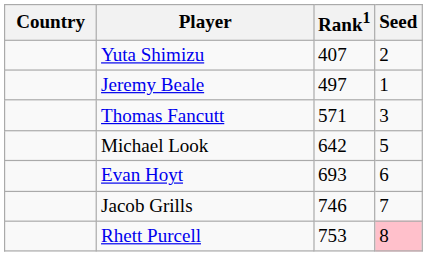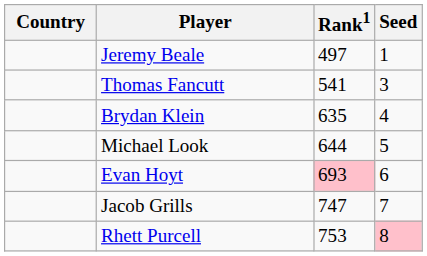- row: (153, 54)
(332, 115) 571 -> (332, 85) 541
+ row: (153, 115)
(332, 145) 642 -> (332, 145) 644
(332, 175) no background -> (332, 175) pink background
(332, 205) 746 -> (332, 205) 747
